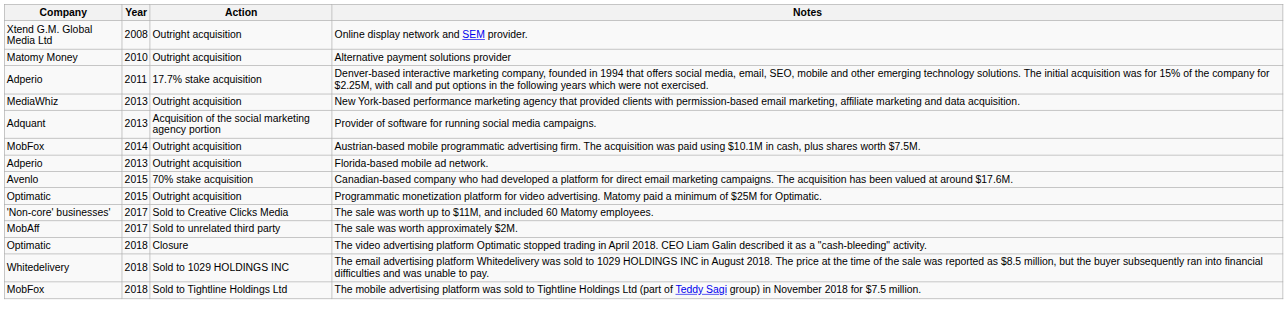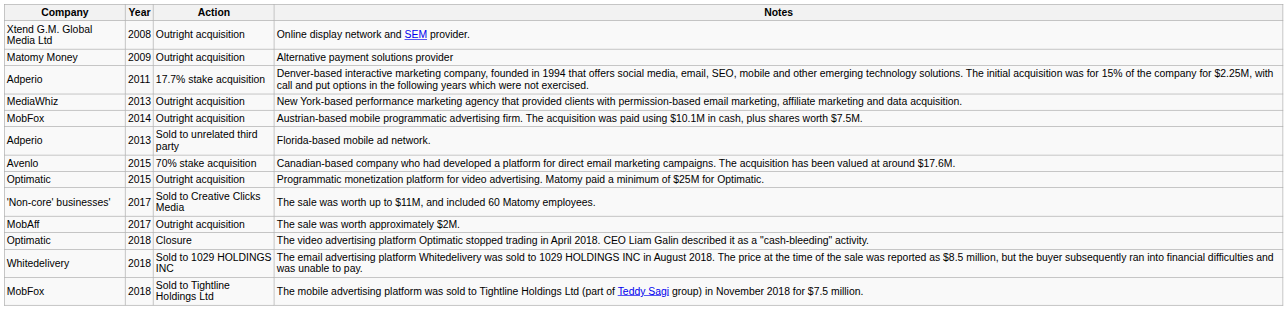(136, 57) 2010 -> (139, 57) 2009
- row: (466, 124)
(197, 163) Outright acquisition -> (207, 140) Sold to unrelated third party
(216, 229) Sold to unrelated third party -> (200, 224) Outright acquisition
